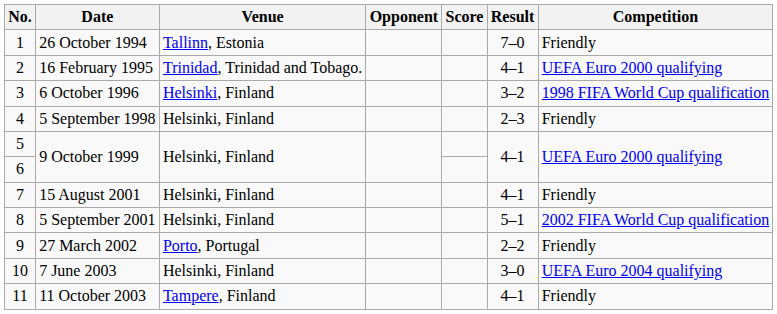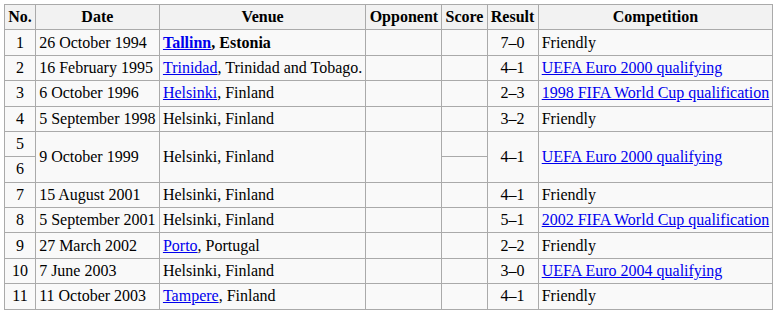(213, 42) normal -> (217, 42) bold
(513, 93) 3–2 -> (513, 93) 2–3
(513, 118) 2–3 -> (513, 118) 3–2
